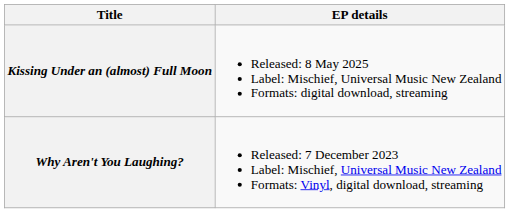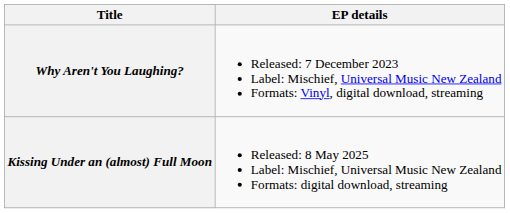rows swapped: (110, 162) <-> (110, 70)
